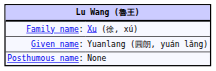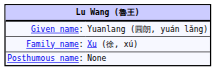rows swapped: (55, 29) <-> (57, 44)
